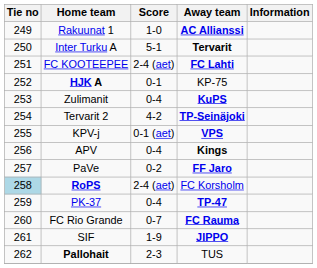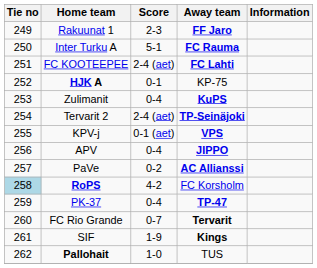(154, 30) 1-0 -> (154, 30) 2-3
(212, 30) AC Allianssi -> (212, 30) FF Jaro
(212, 47) Tervarit -> (212, 47) FC Rauma
(154, 116) 4-2 -> (154, 116) 2-4 (aet)
(212, 151) Kings -> (212, 151) JIPPO
(212, 168) FF Jaro -> (212, 168) AC Allianssi
(154, 185) 2-4 (aet) -> (154, 185) 4-2
(212, 220) FC Rauma -> (212, 220) Tervarit
(212, 237) JIPPO -> (212, 237) Kings
(154, 254) 2-3 -> (154, 254) 1-0
